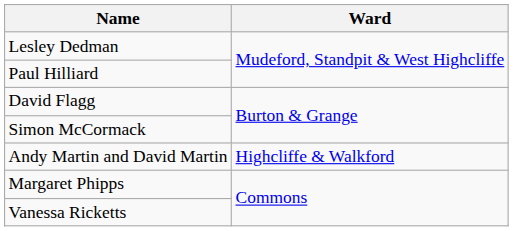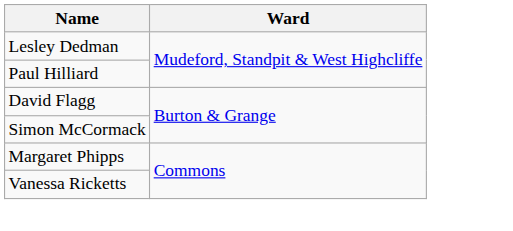- row: (118, 156)
